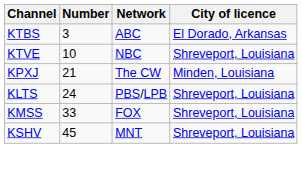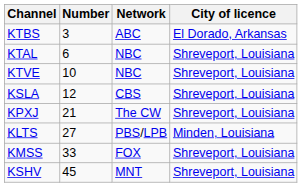+ row: (22, 53)
+ row: (23, 93)
(224, 73) Minden, Louisiana -> (234, 113) Shreveport, Louisiana
(69, 93) 24 -> (69, 133) 27
(234, 93) Shreveport, Louisiana -> (224, 133) Minden, Louisiana
